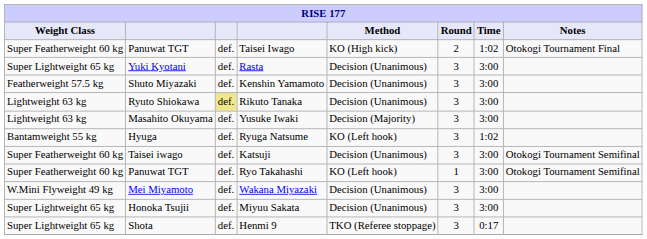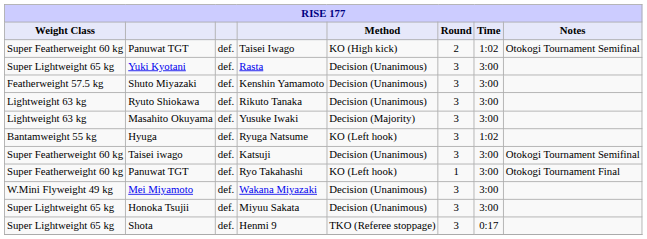(563, 48) Otokogi Tournament Final -> (573, 48) Otokogi Tournament Semifinal
(226, 101) khaki background -> (226, 101) no background
(573, 172) Otokogi Tournament Semifinal -> (563, 172) Otokogi Tournament Final
